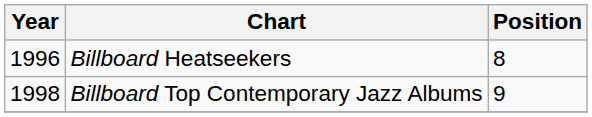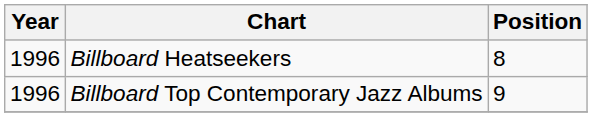(35, 93) 1998 -> (35, 93) 1996
